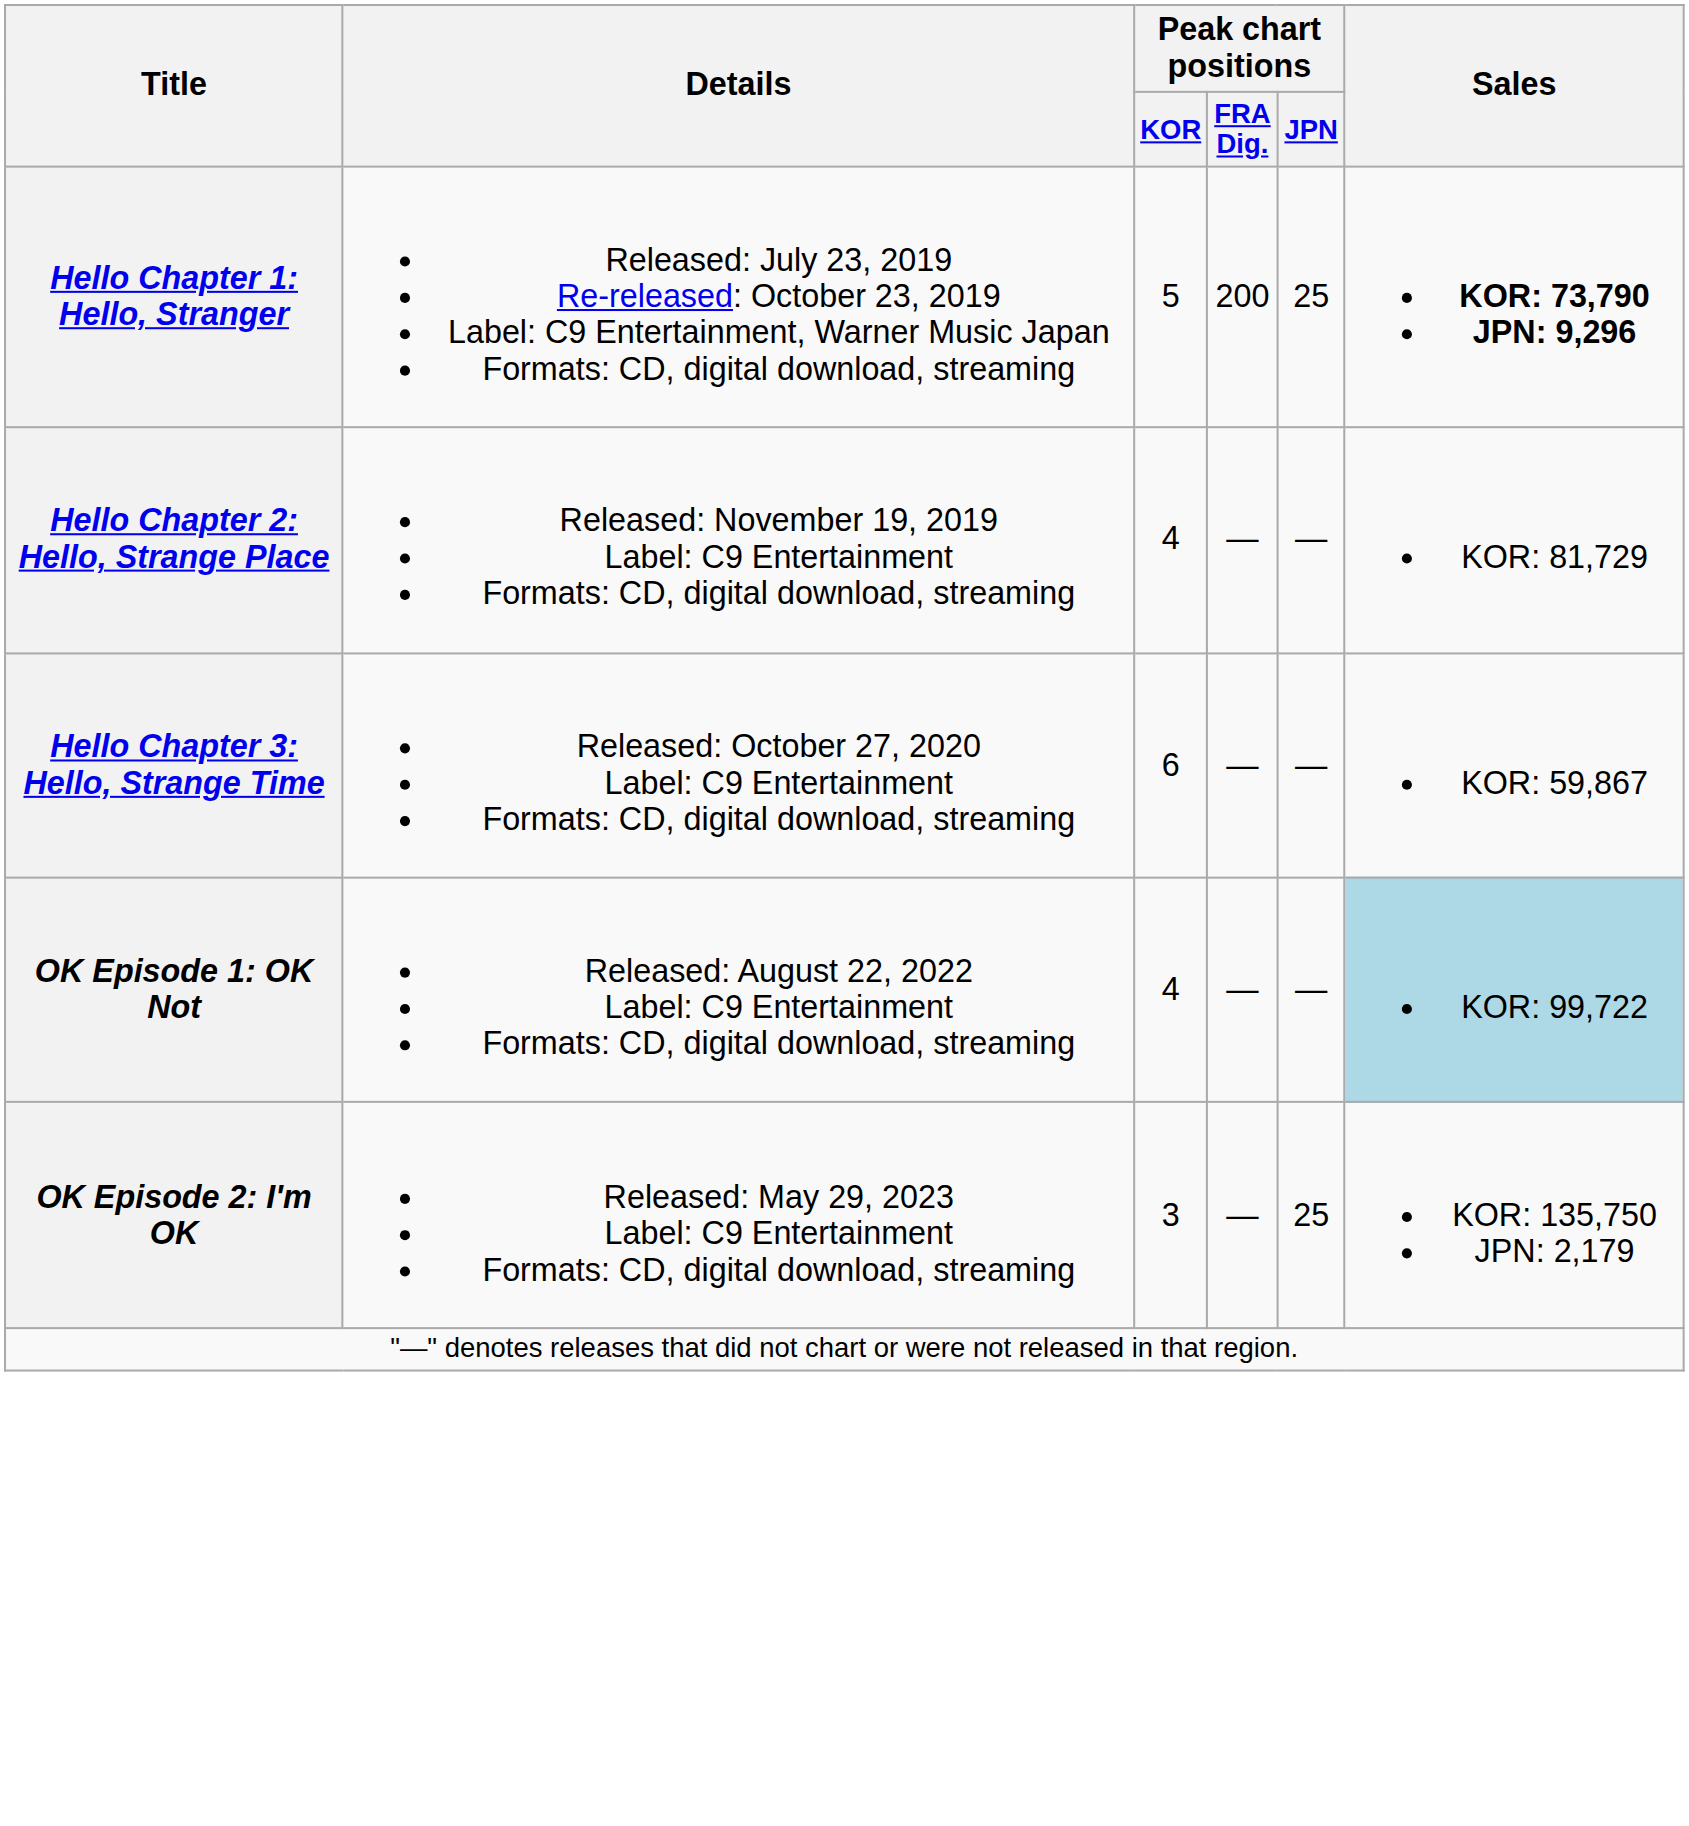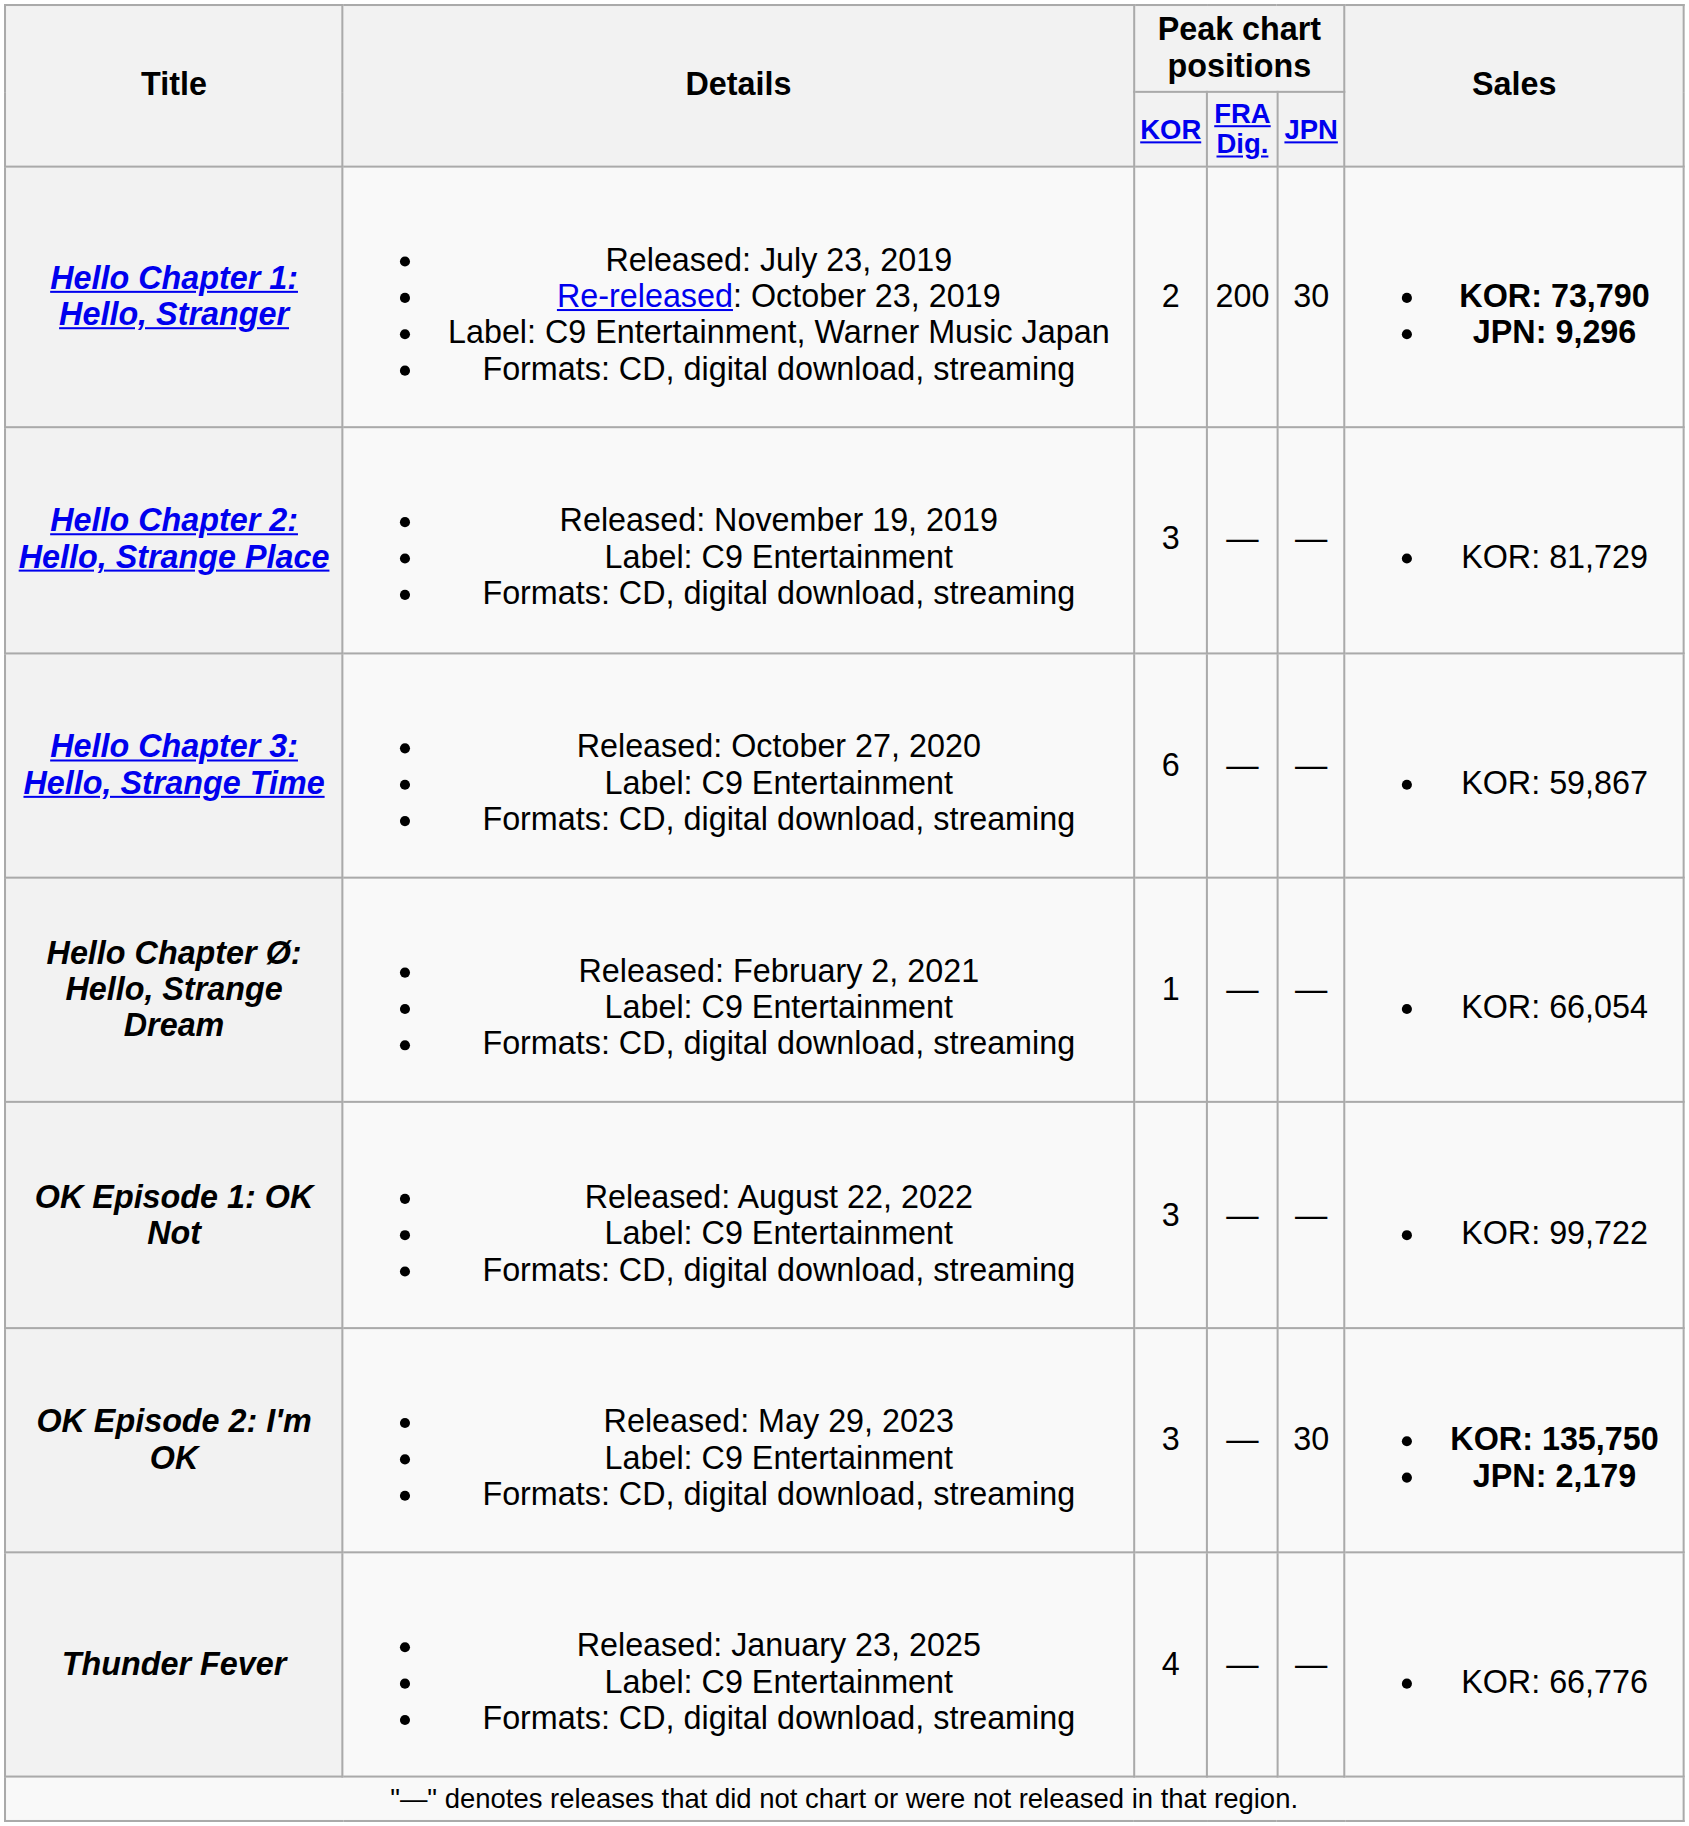(1171, 296) 5 -> (1171, 296) 2
(1311, 296) 25 -> (1311, 296) 30
(1171, 539) 4 -> (1171, 539) 3
+ row: (174, 989)
(1171, 989) 4 -> (1171, 1214) 3
(1514, 1008) lightblue background -> (1514, 1233) no background
(1311, 1214) 25 -> (1311, 1439) 30
(1514, 1233) normal -> (1514, 1458) bold
+ row: (174, 1664)
